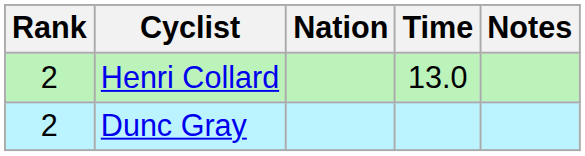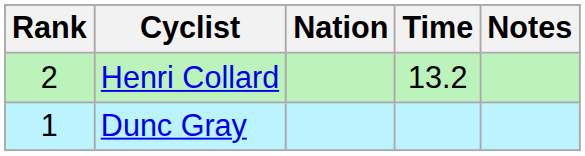(438, 77) 13.0 -> (438, 77) 13.2
(49, 125) 2 -> (49, 125) 1
